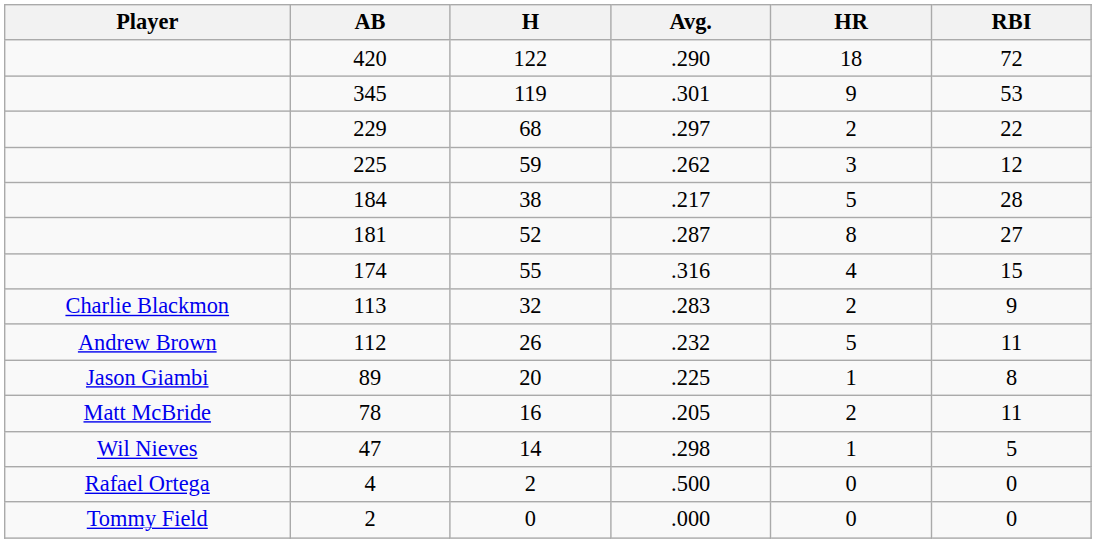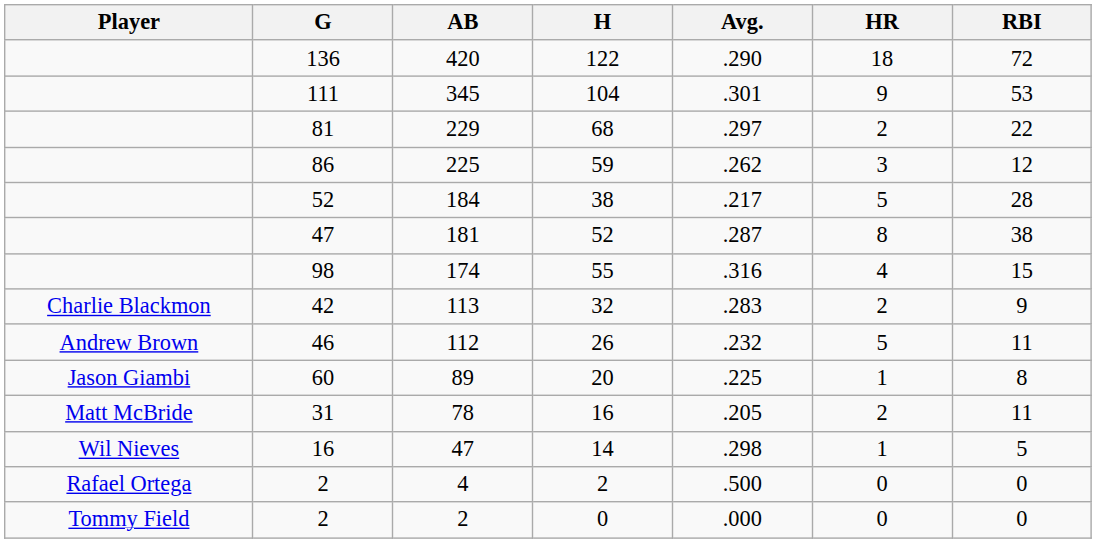+ column: (323, 22)
(530, 93) 119 -> (603, 93) 104
(1011, 235) 27 -> (1022, 235) 38
